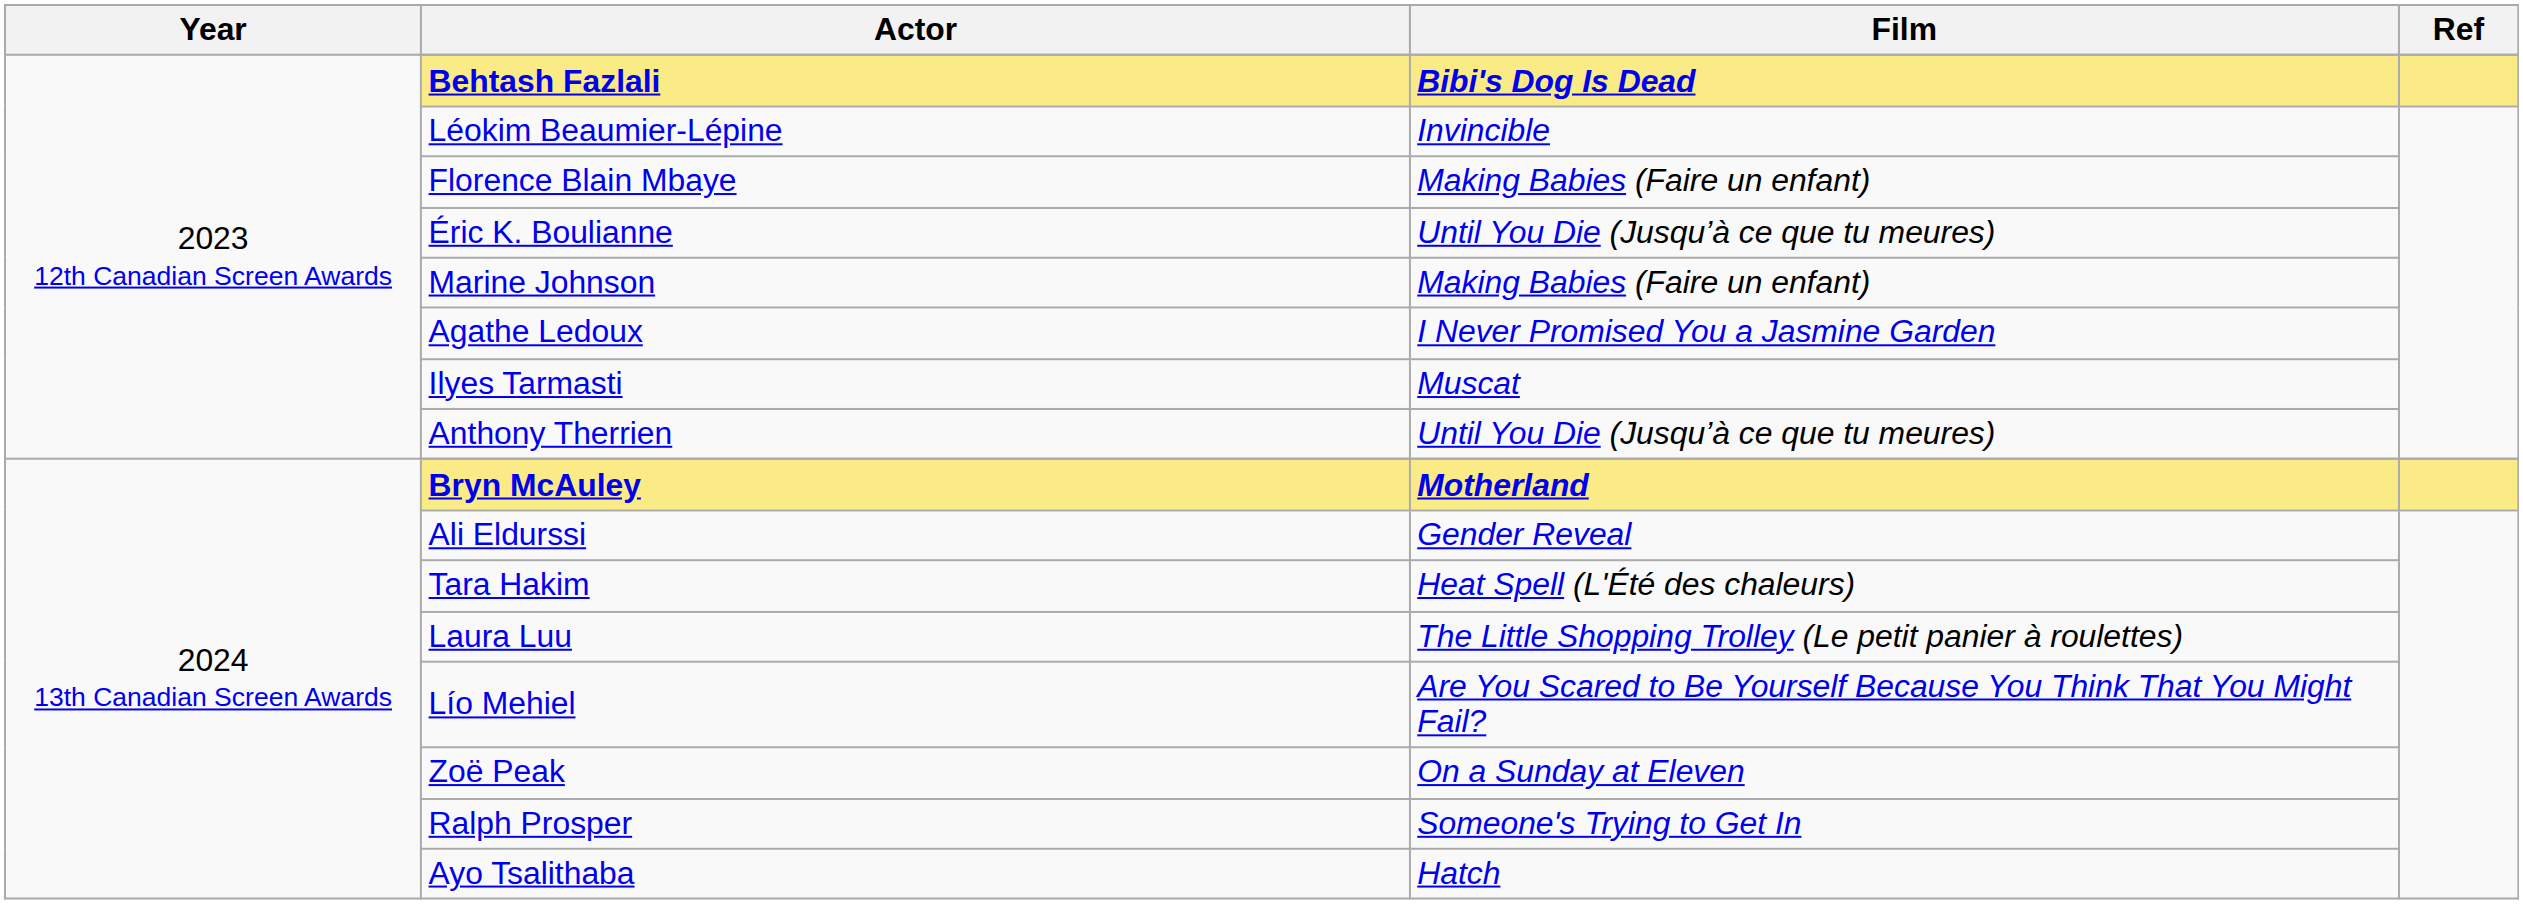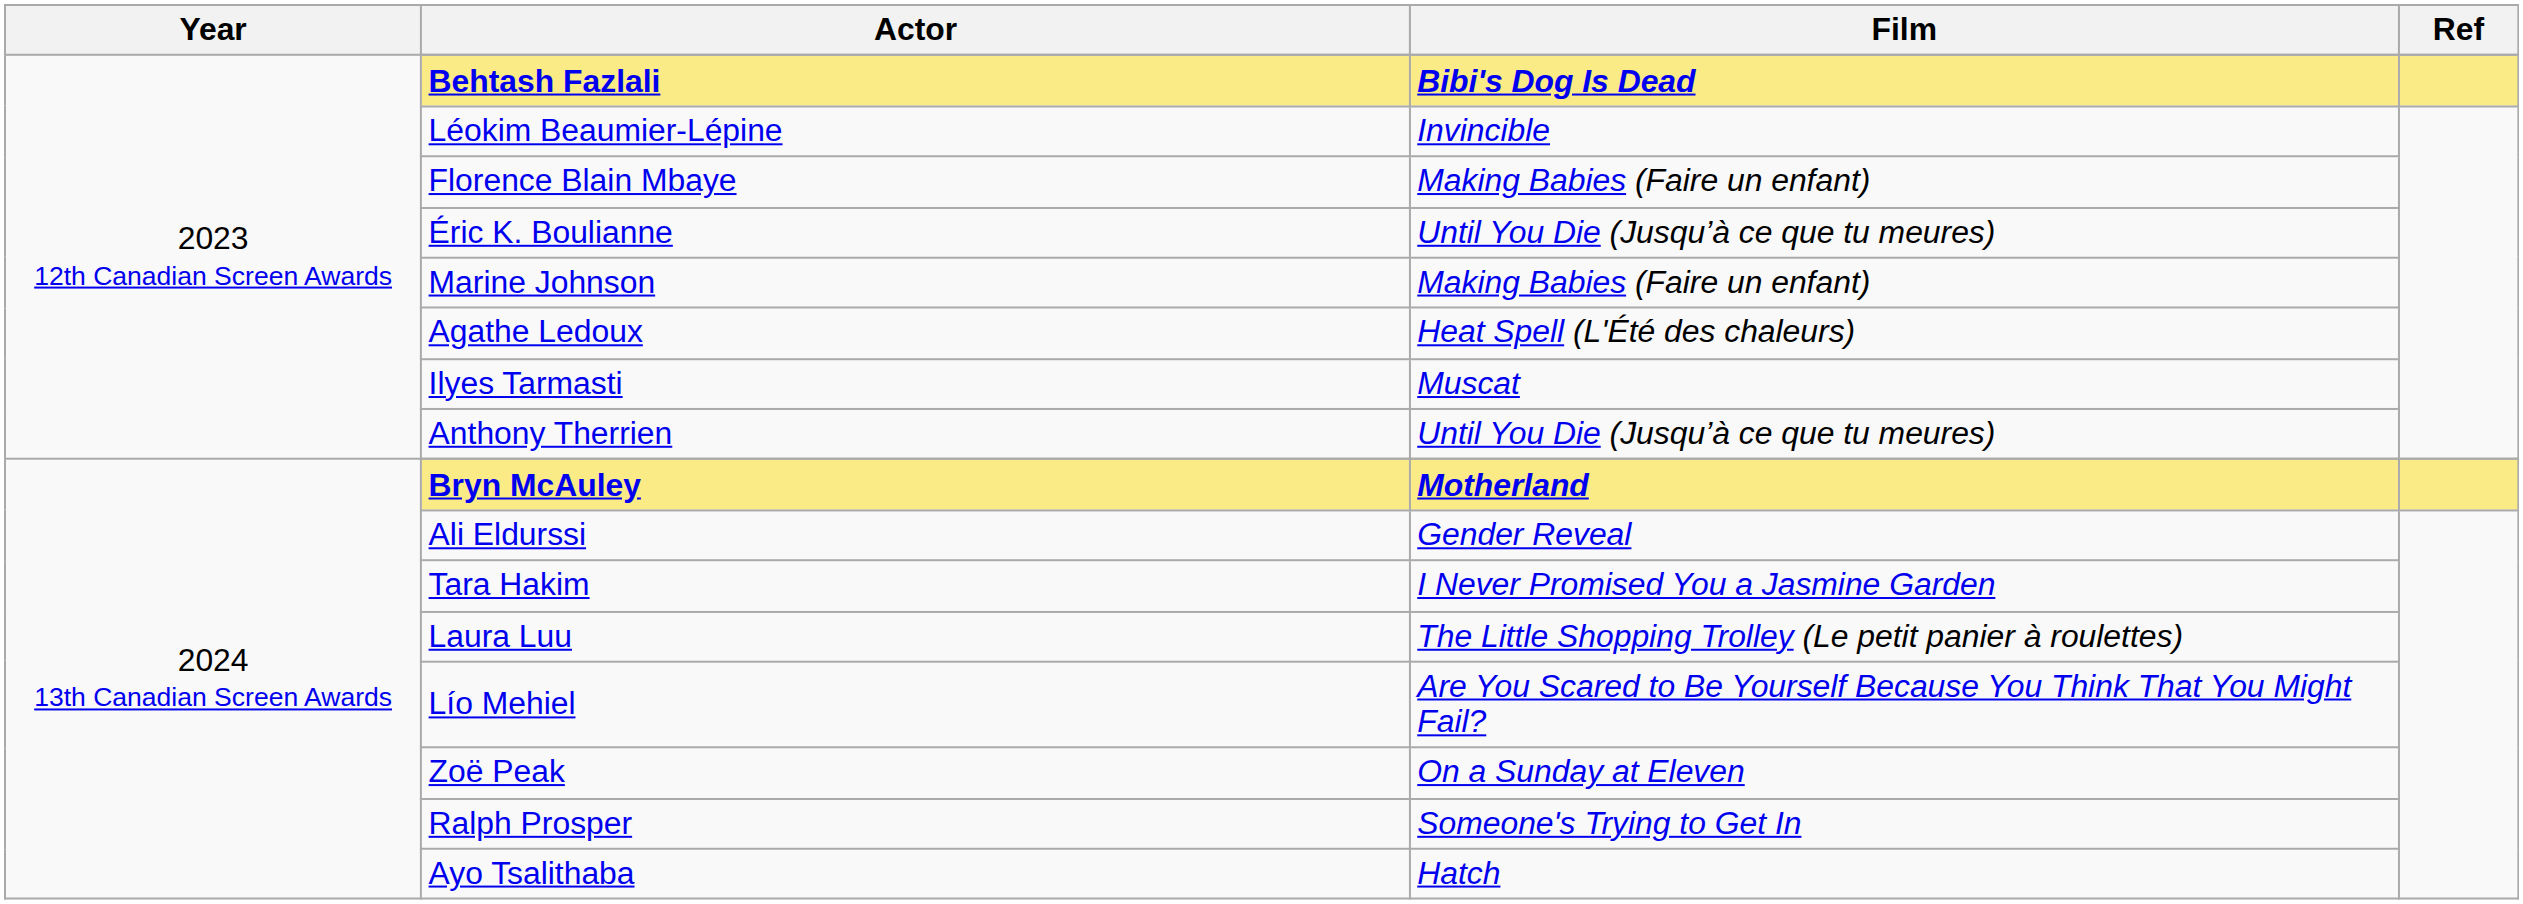(1706, 332) I Never Promised You a Jasmine Garden -> (1636, 332) Heat Spell (L'Été des chaleurs)
(1636, 585) Heat Spell (L'Été des chaleurs) -> (1706, 585) I Never Promised You a Jasmine Garden
